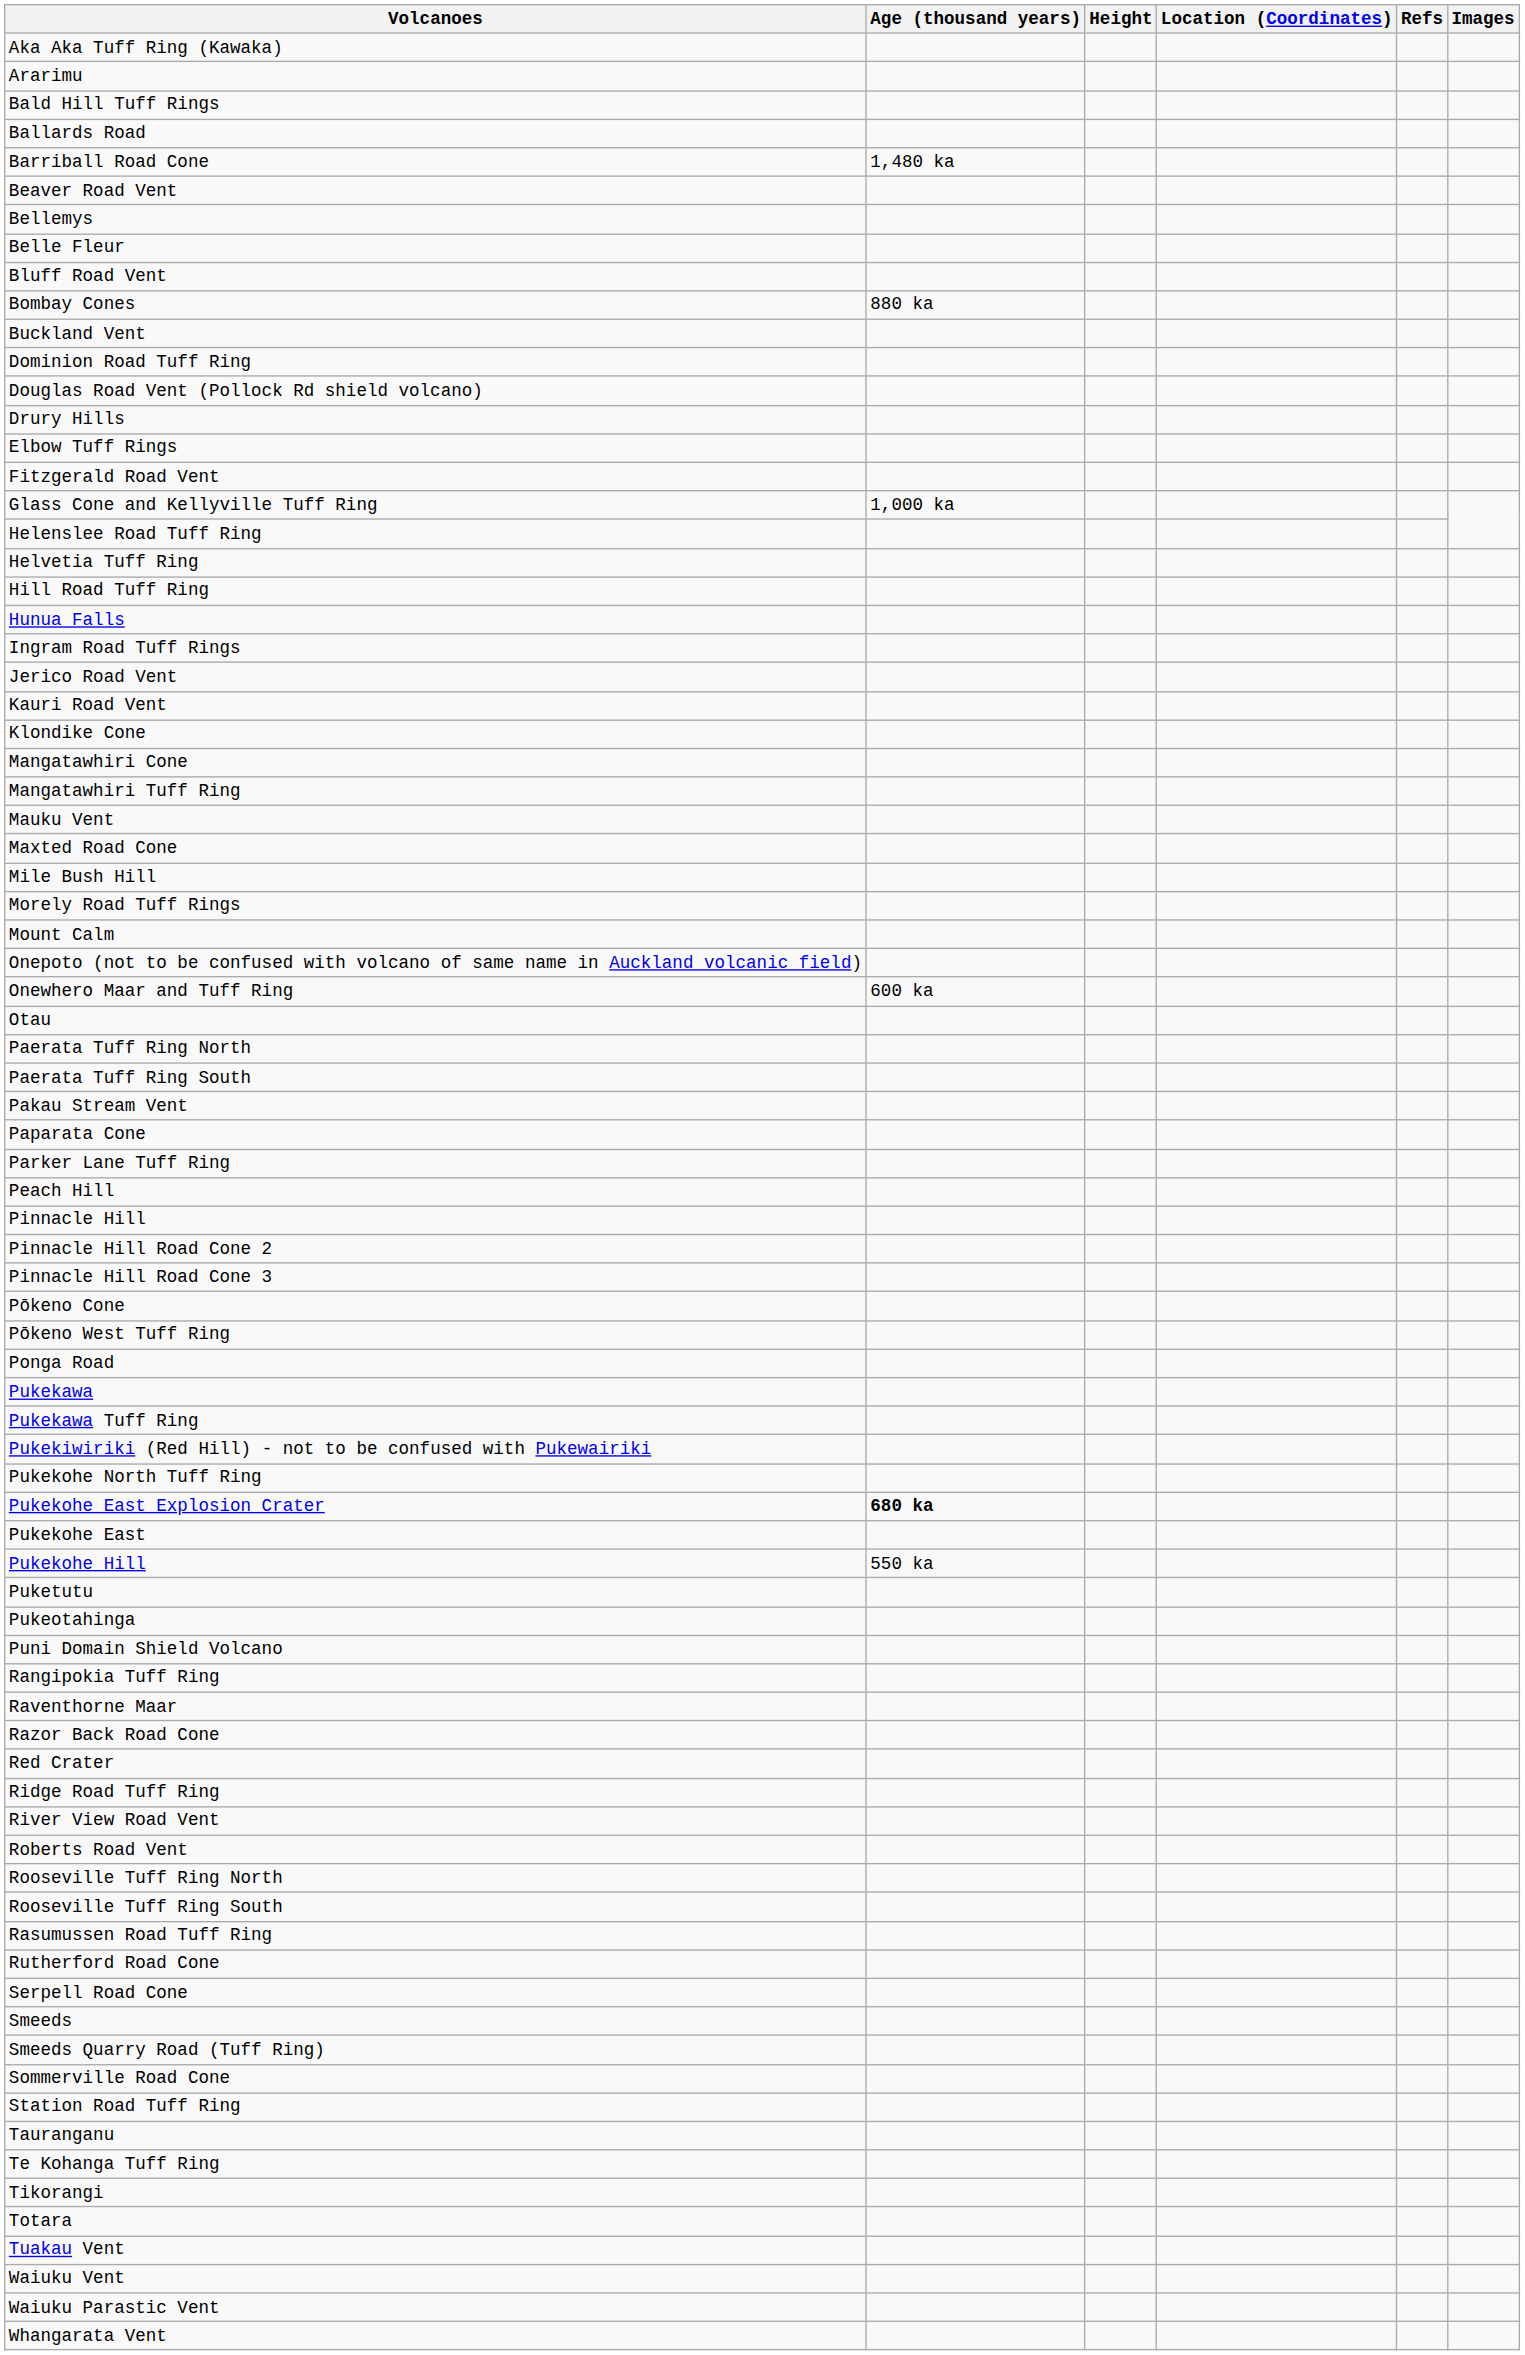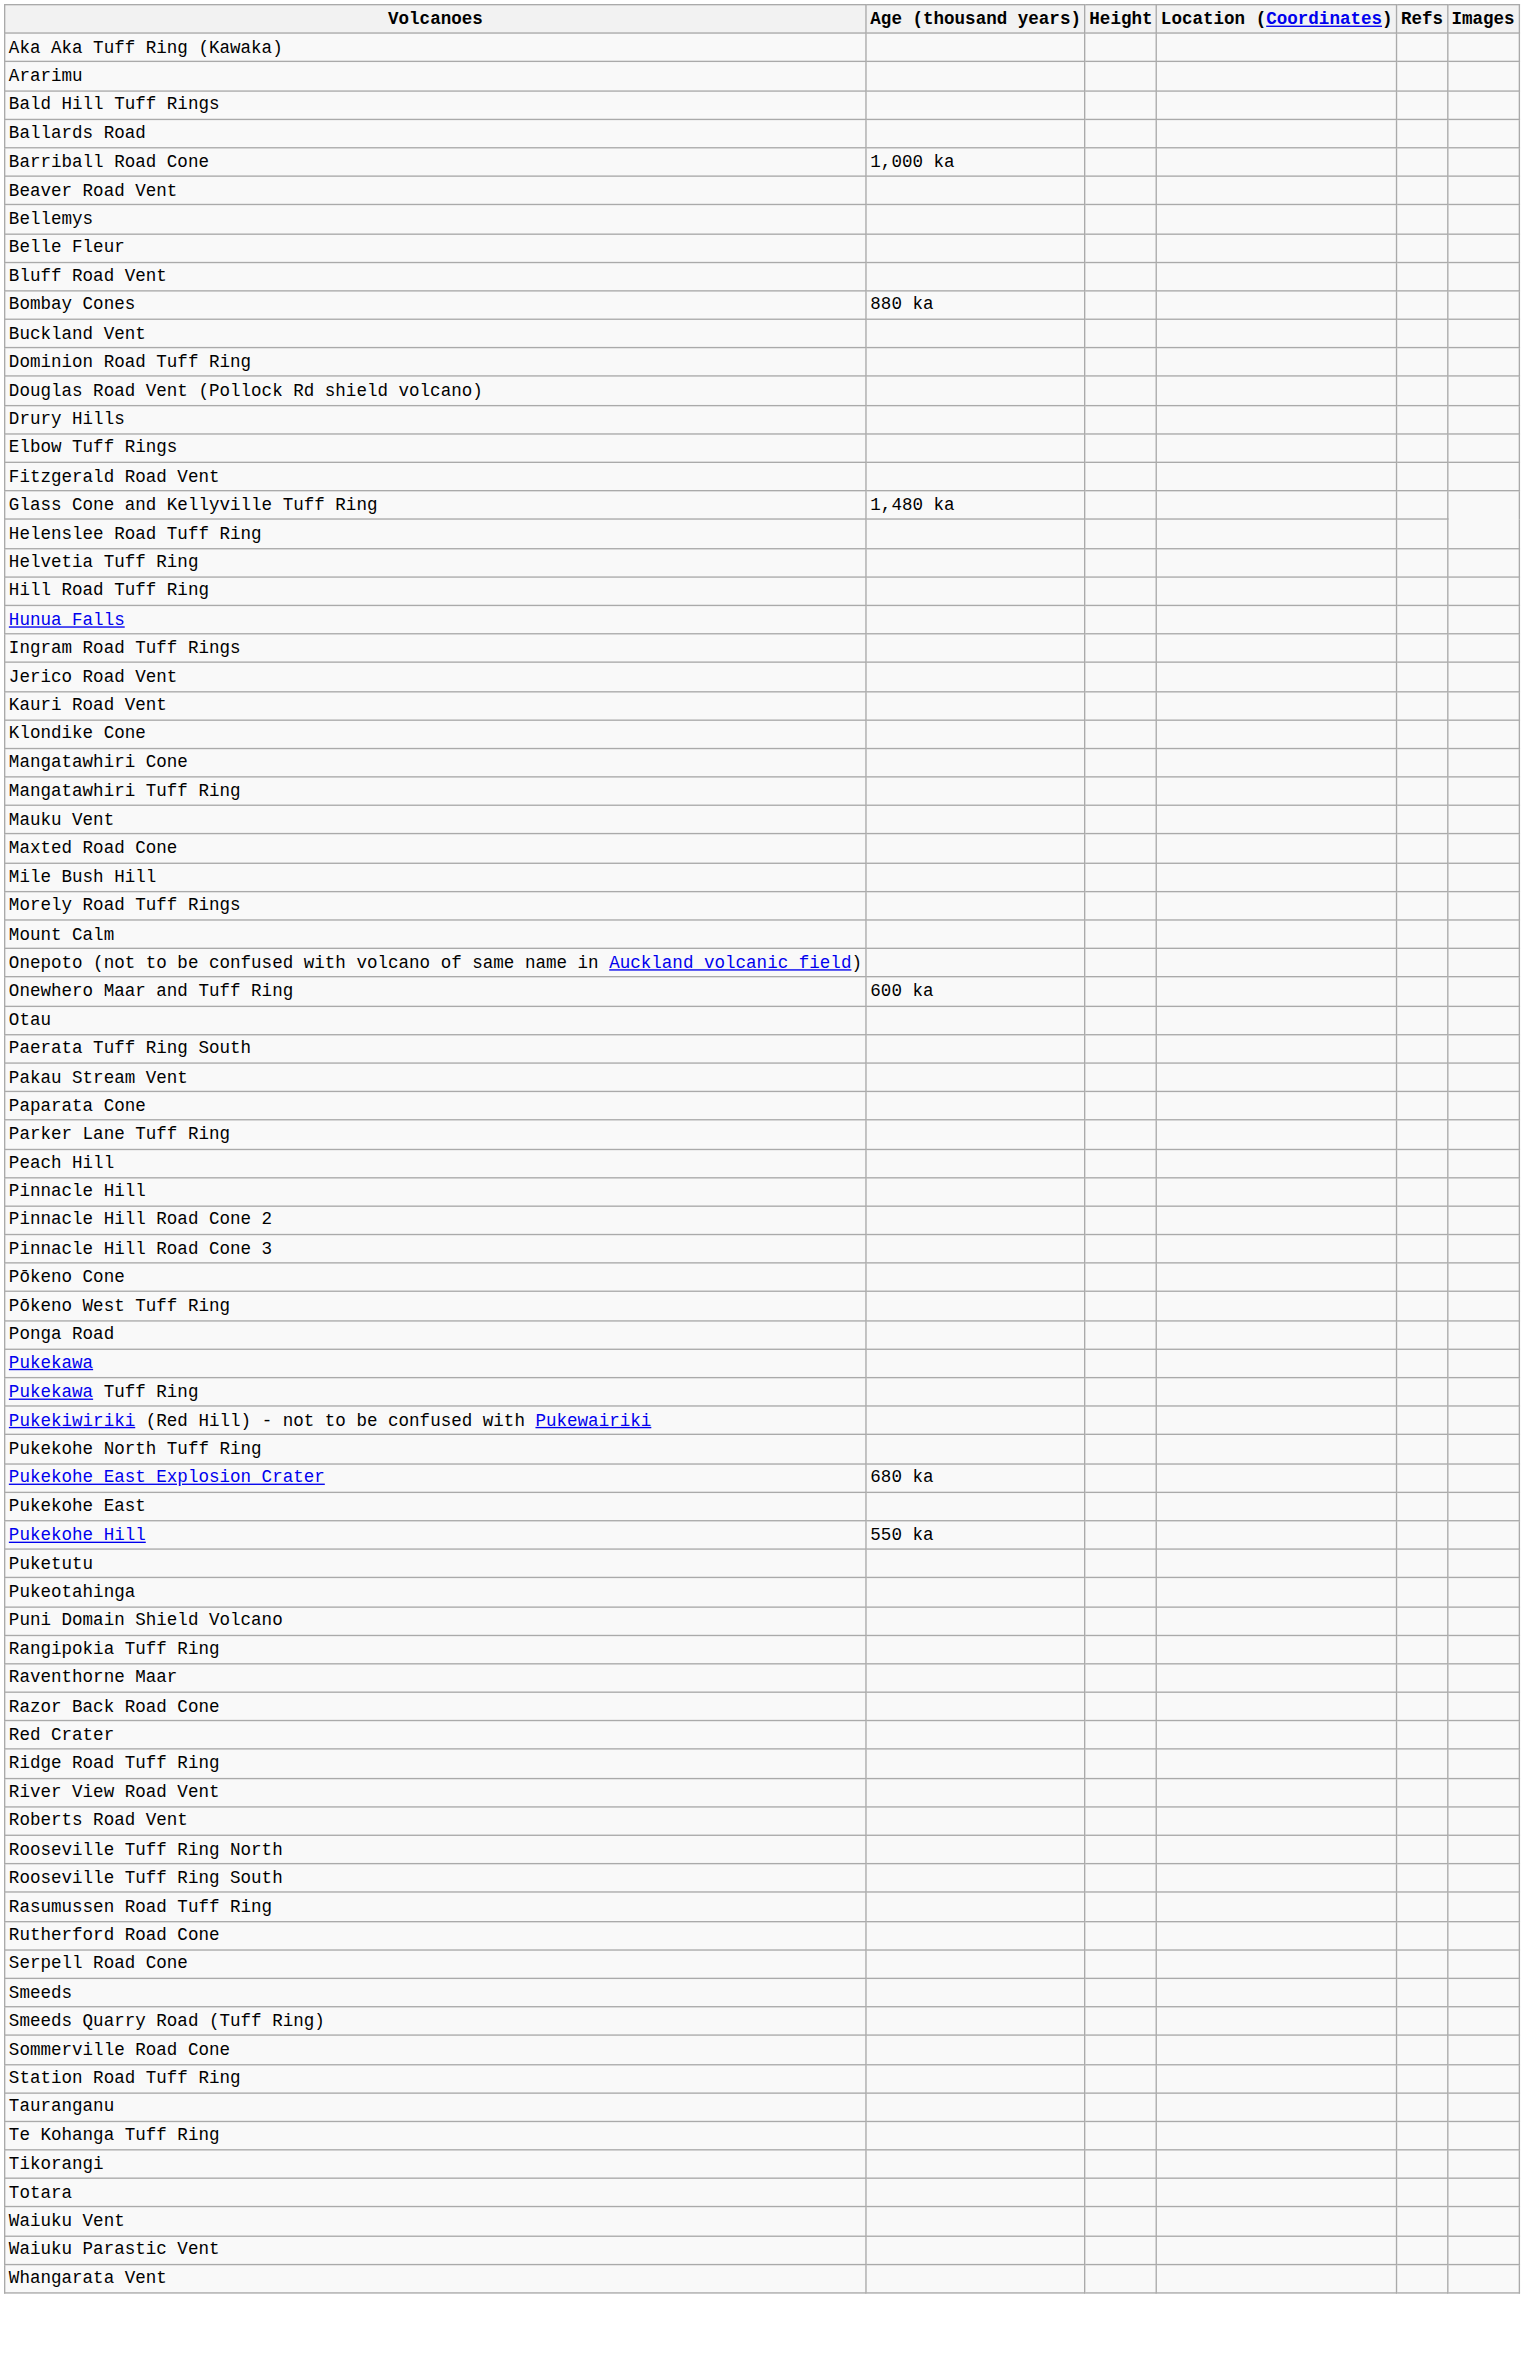(912, 162) 1,480 ka -> (912, 162) 1,000 ka
(912, 505) 1,000 ka -> (912, 505) 1,480 ka
- row: (130, 1049)
(902, 1506) bold -> (902, 1478) normal
- row: (67, 2250)
